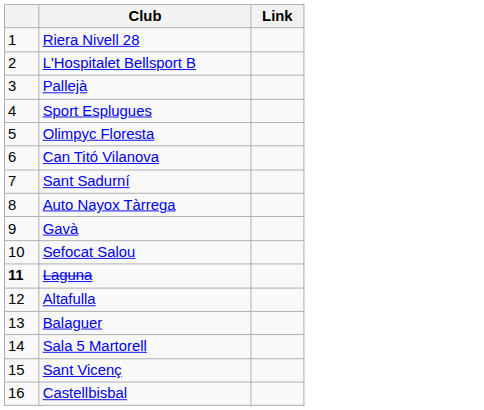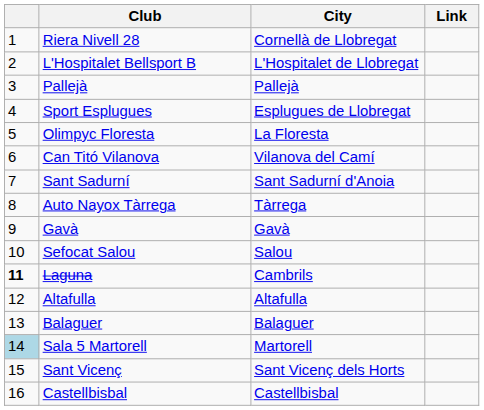+ column: (338, 16)
(16, 346) no background -> (16, 346) lightblue background
